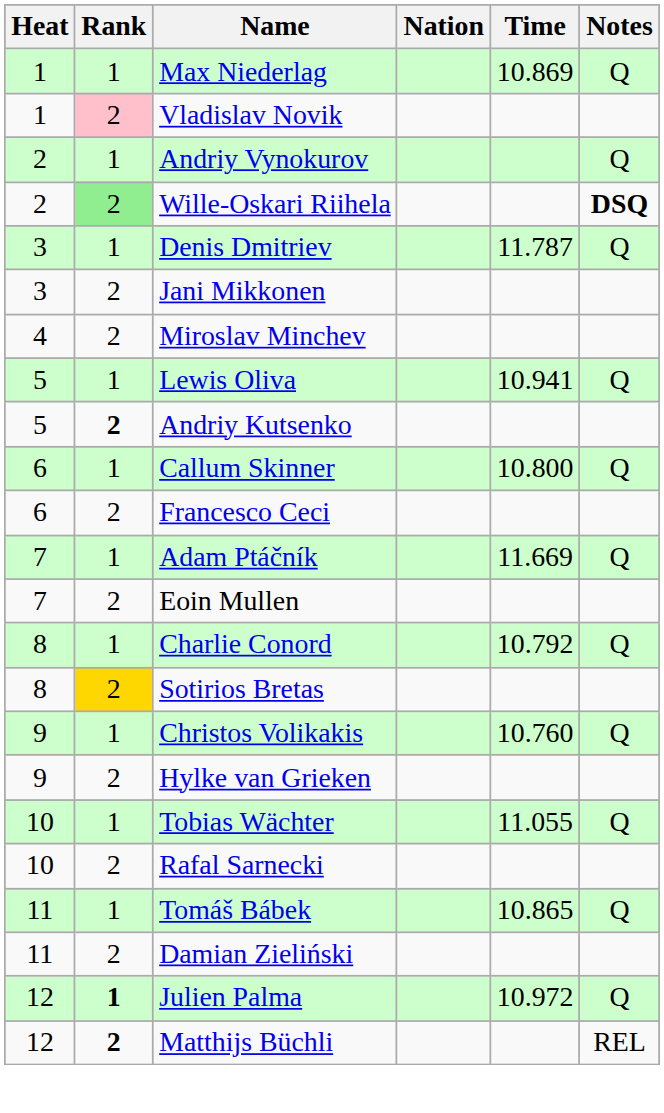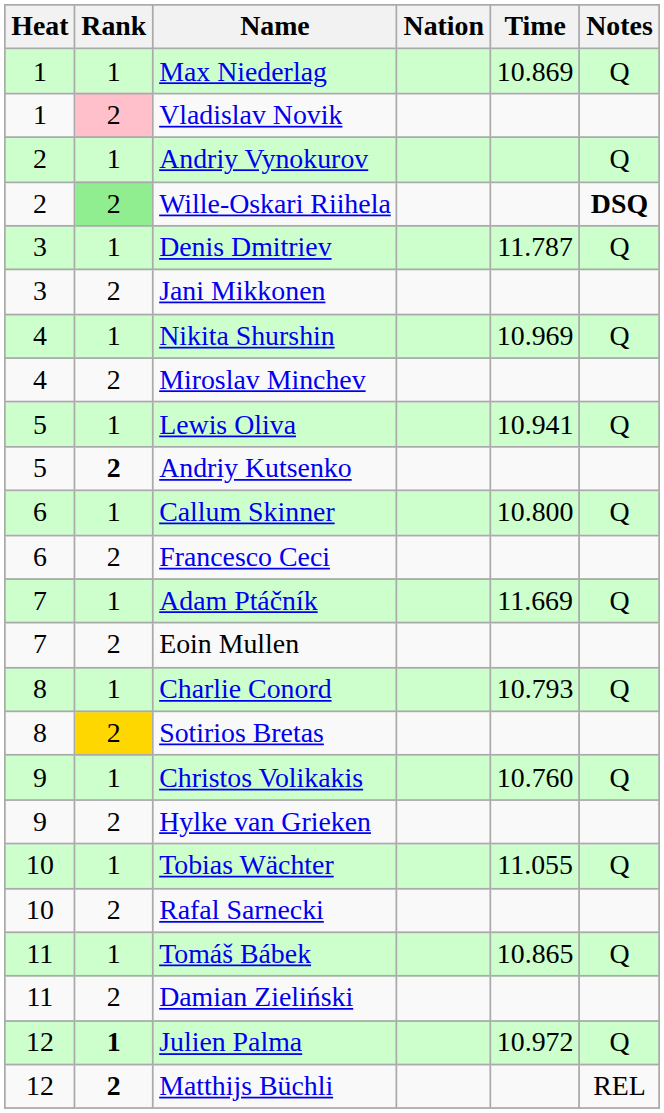+ row: (247, 335)
(535, 644) 10.792 -> (535, 688) 10.793
